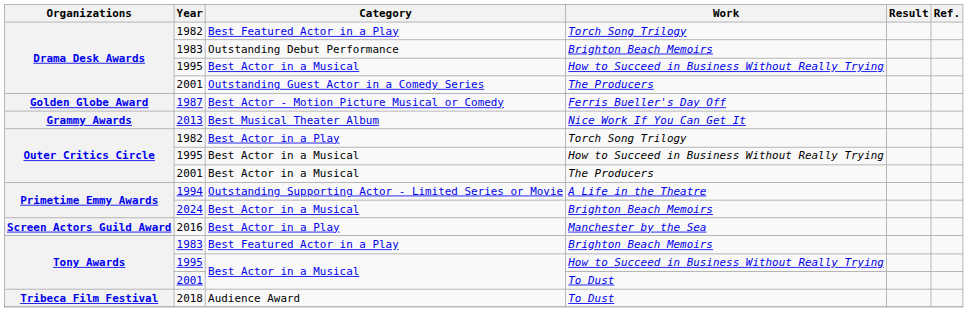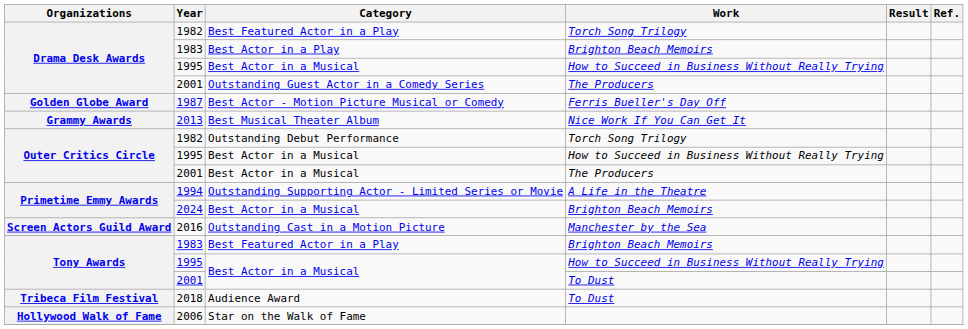(303, 49) Outstanding Debut Performance -> (274, 49) Best Actor in a Play
(274, 138) Best Actor in a Play -> (303, 138) Outstanding Debut Performance
(274, 227) Best Actor in a Play -> (326, 227) Outstanding Cast in a Motion Picture
+ row: (89, 316)
